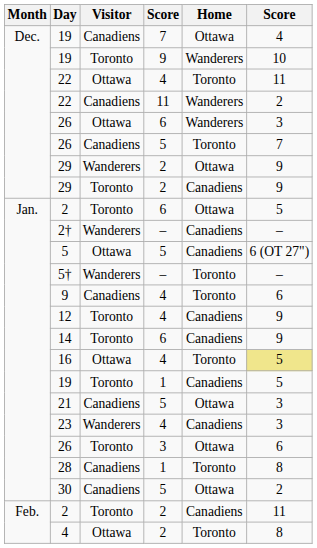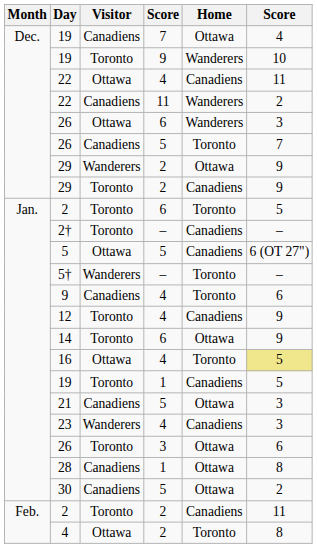(214, 79) Toronto -> (214, 79) Canadiens
(214, 209) Ottawa -> (214, 209) Toronto
(112, 230) Wanderers -> (112, 230) Toronto
(214, 338) Canadiens -> (214, 338) Ottawa
(214, 468) Toronto -> (214, 468) Ottawa
